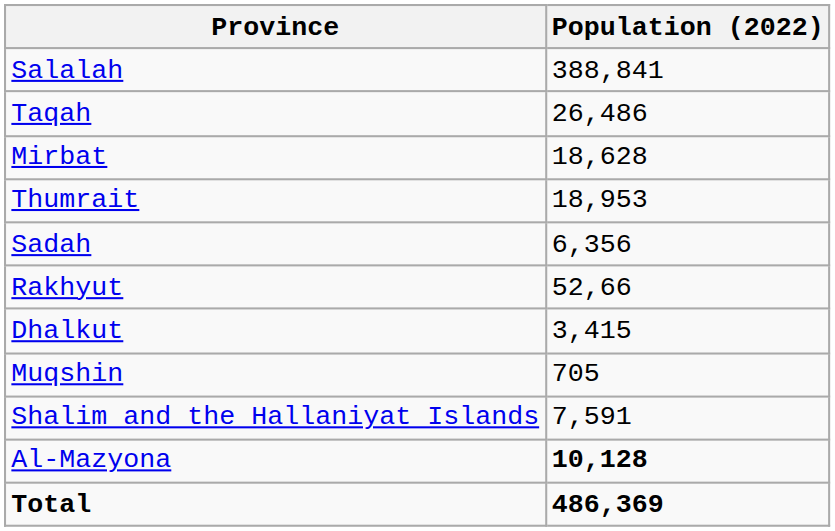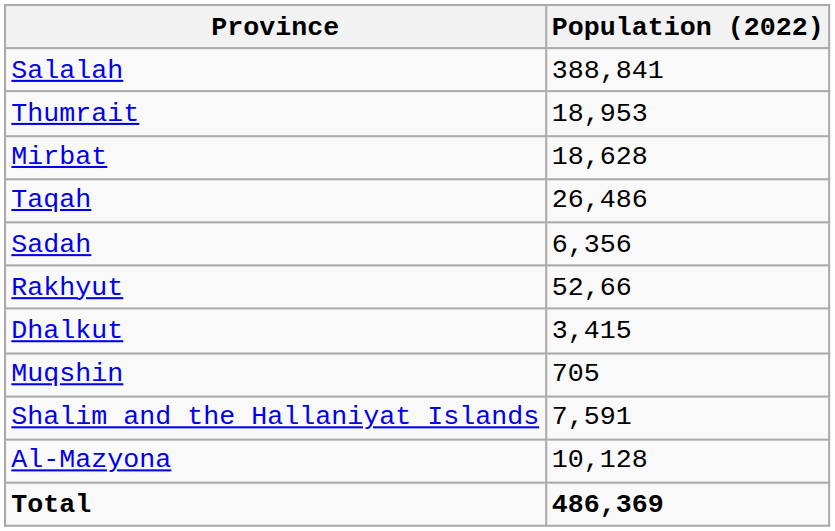rows swapped: (51, 114) <-> (75, 200)
(600, 461) bold -> (600, 461) normal
